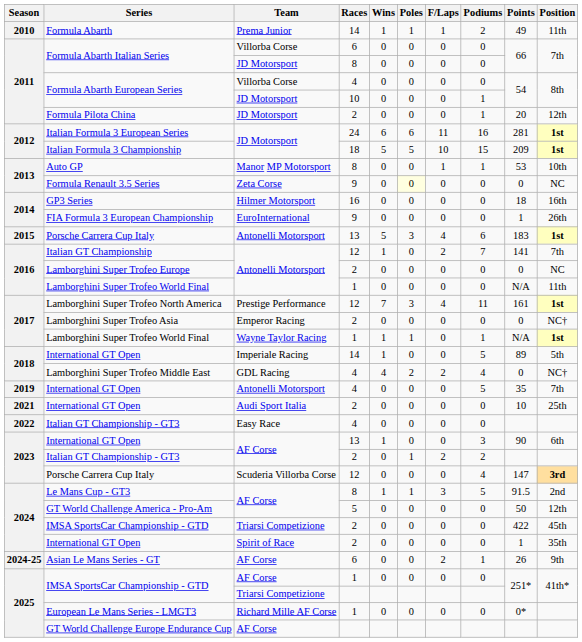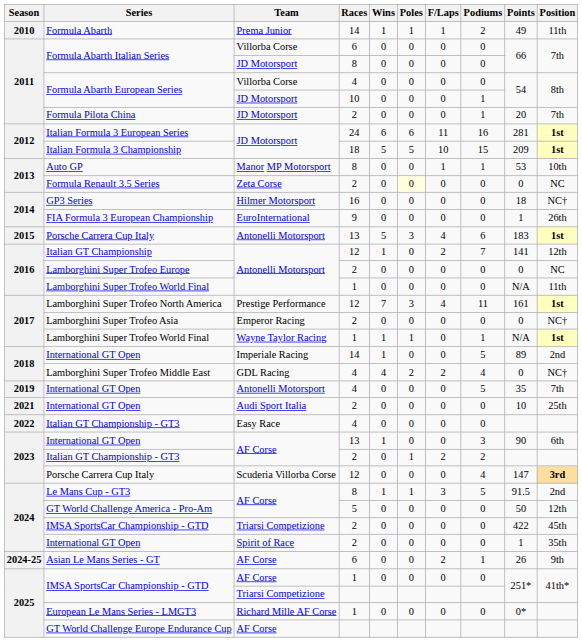(557, 116) 12th -> (557, 116) 7th
(354, 184) 9 -> (354, 184) 2
(557, 201) 16th -> (557, 201) NC†
(557, 252) 7th -> (557, 252) 12th
(557, 355) 5th -> (557, 355) 2nd
